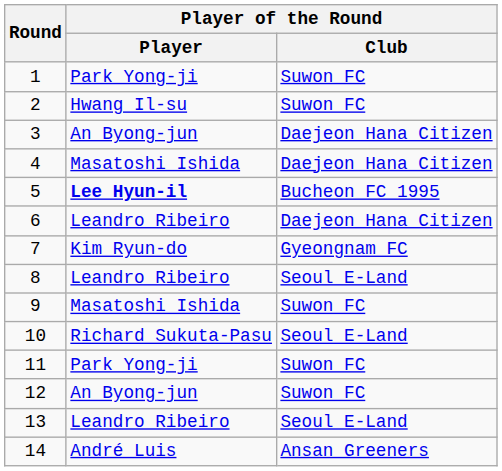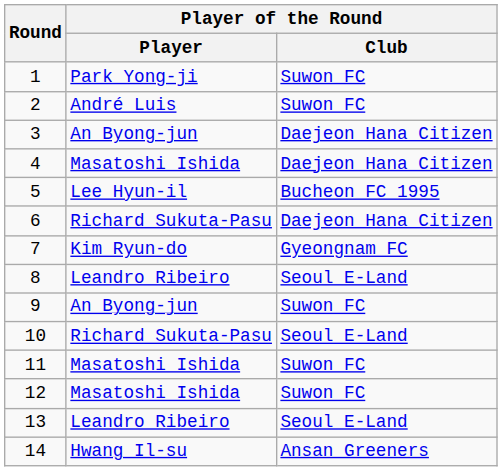(129, 106) Hwang Il-su -> (123, 106) André Luis
(129, 192) bold -> (129, 192) normal
(150, 221) Leandro Ribeiro -> (171, 221) Richard Sukuta-Pasu
(155, 307) Masatoshi Ishida -> (134, 307) An Byong-jun
(134, 365) Park Yong-ji -> (155, 365) Masatoshi Ishida
(134, 394) An Byong-jun -> (155, 394) Masatoshi Ishida
(123, 451) André Luis -> (129, 451) Hwang Il-su
